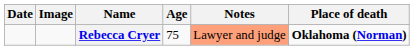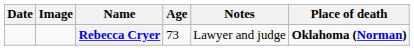(173, 34) 75 -> (173, 34) 73
(240, 34) lightsalmon background -> (240, 34) no background
